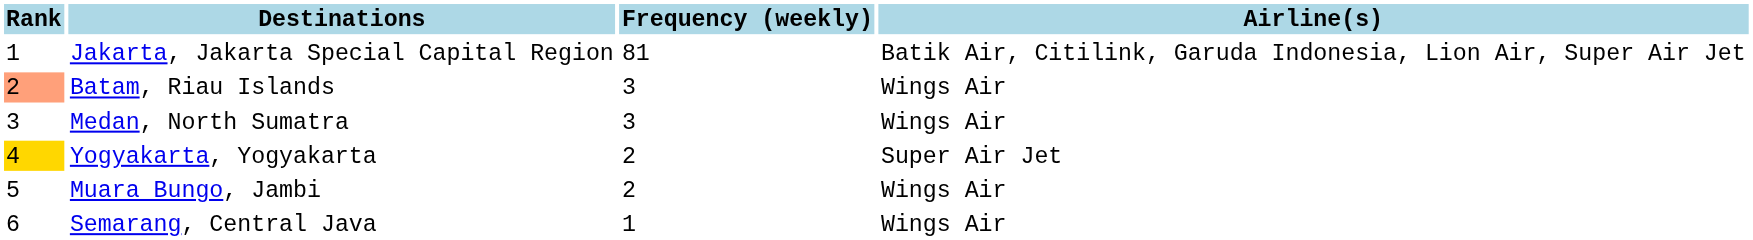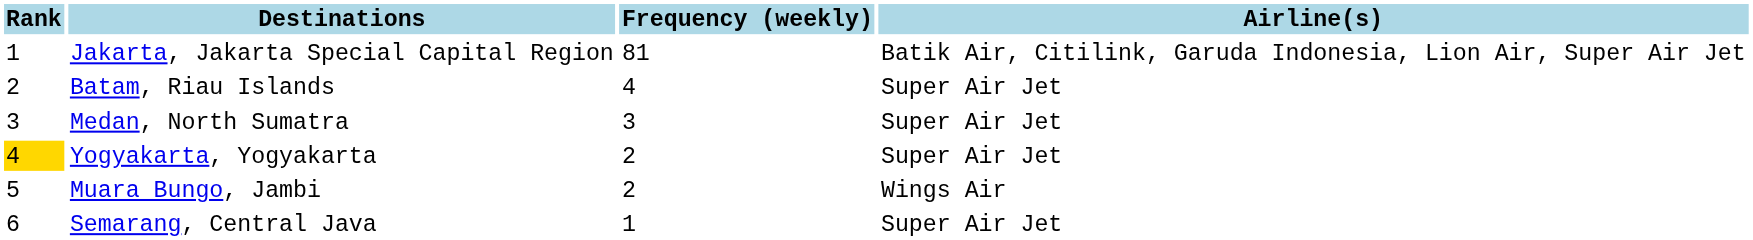(13, 87) lightsalmon background -> (13, 87) no background
(629, 87) 3 -> (629, 87) 4
(944, 87) Wings Air -> (972, 87) Super Air Jet
(944, 122) Wings Air -> (972, 122) Super Air Jet
(944, 224) Wings Air -> (972, 224) Super Air Jet
